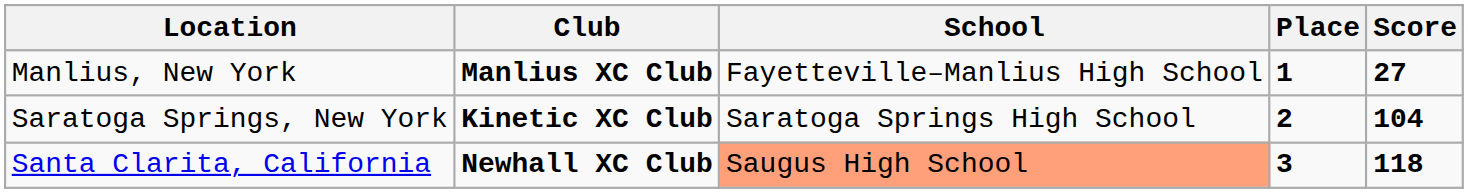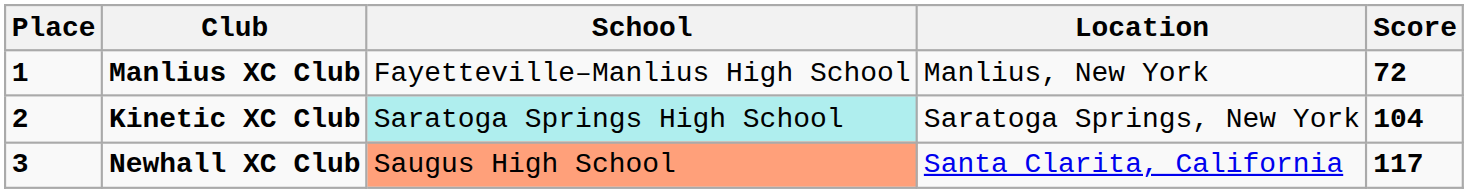columns swapped: (1318, 28) <-> (230, 28)
(1390, 73) 27 -> (1390, 73) 72
(961, 119) no background -> (609, 119) paleturquoise background
(1398, 165) 118 -> (1398, 165) 117
